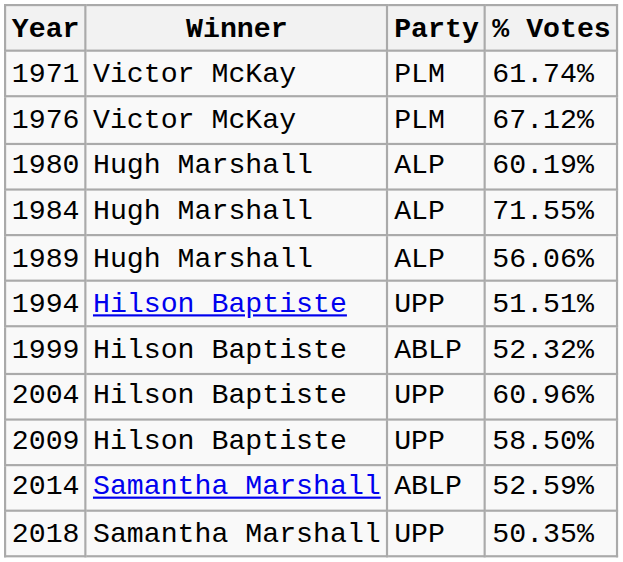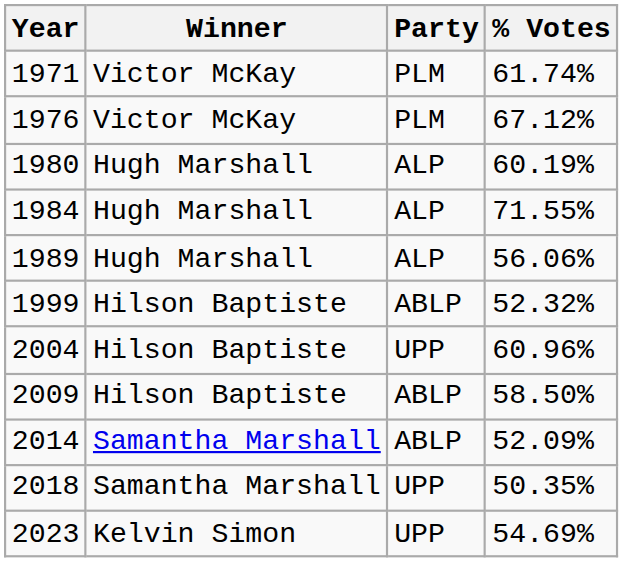- row: (46, 304)
(420, 442) UPP -> (428, 396) ABLP
(543, 488) 52.59% -> (543, 442) 52.09%
+ row: (46, 534)
